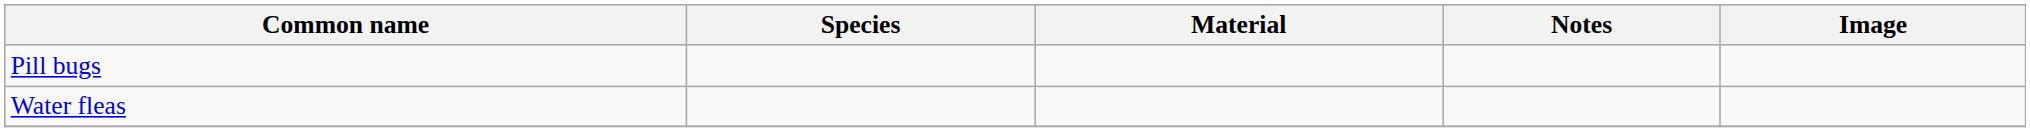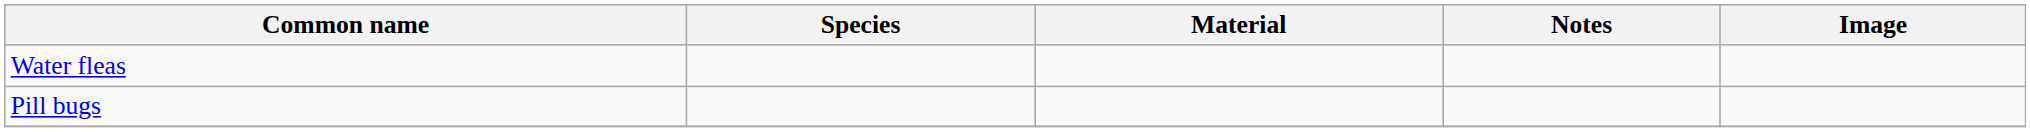rows swapped: (56, 65) <-> (68, 106)
